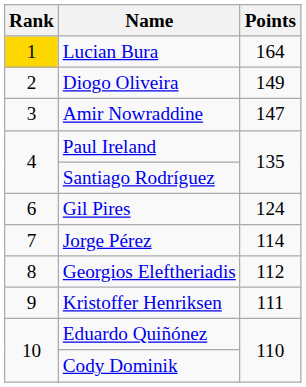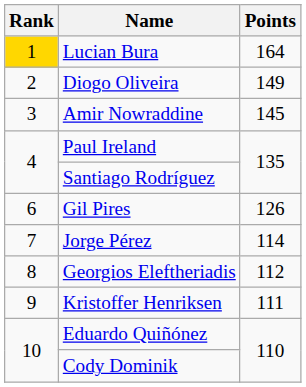(270, 114) 147 -> (270, 114) 145
(270, 208) 124 -> (270, 208) 126
